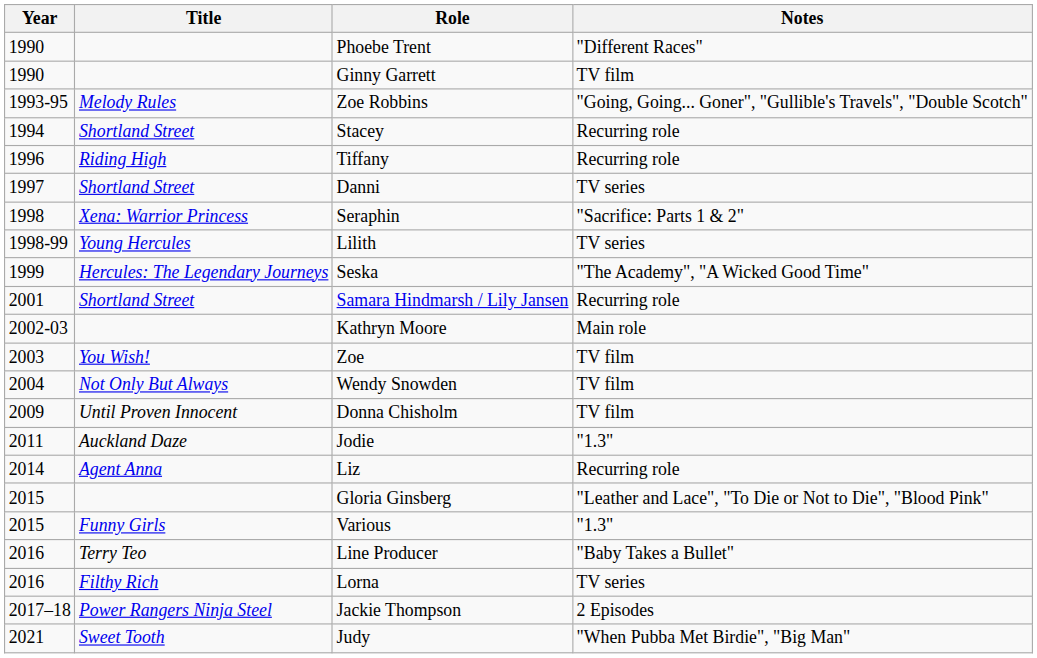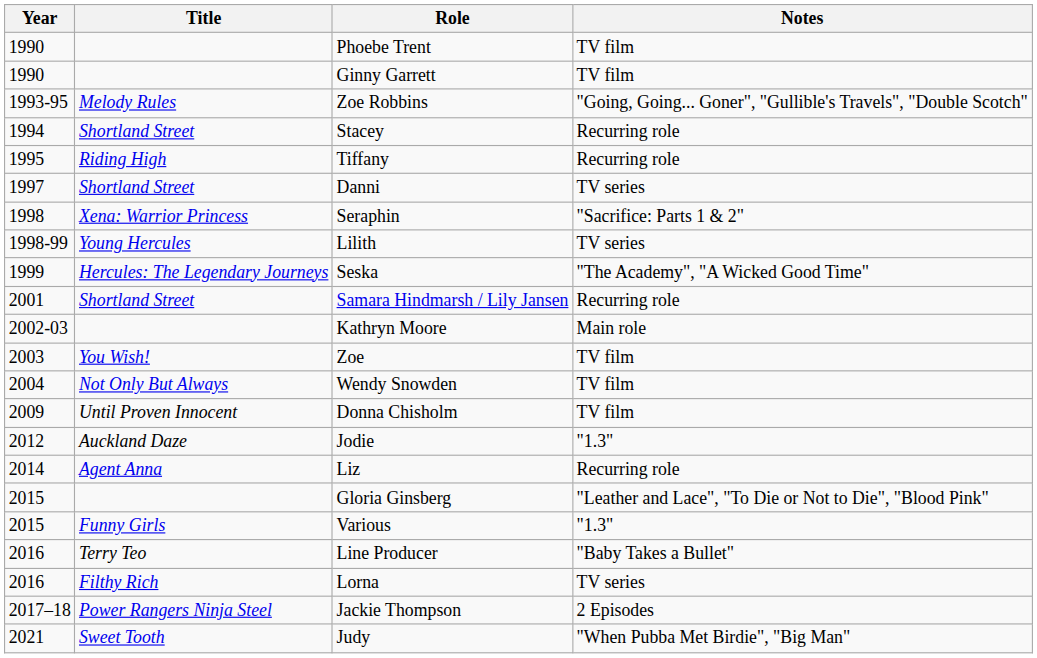(640, 46) "Different Races" -> (605, 46) TV film
(26, 159) 1996 -> (26, 159) 1995
(26, 441) 2011 -> (26, 441) 2012
